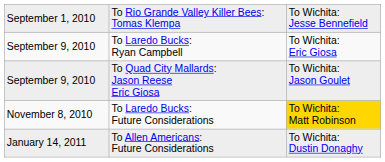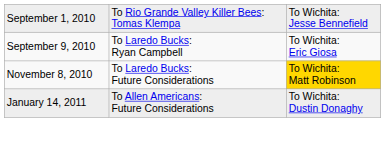- row: (164, 80)
